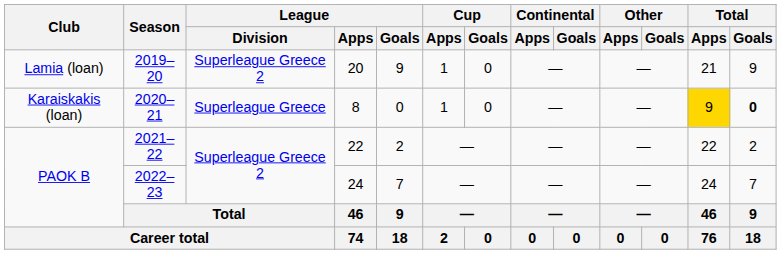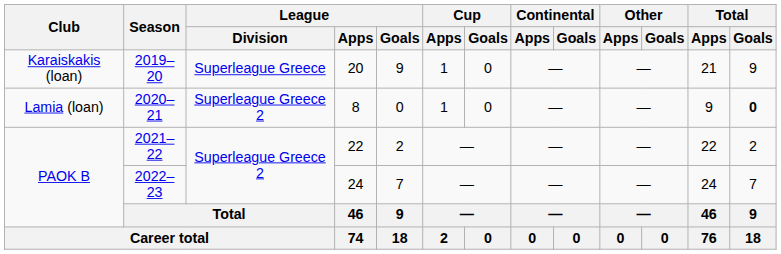(64, 68) Lamia (loan) -> (64, 68) Karaiskakis (loan)
(260, 68) Superleague Greece 2 -> (260, 68) Superleague Greece
(64, 107) Karaiskakis (loan) -> (64, 107) Lamia (loan)
(260, 107) Superleague Greece -> (260, 107) Superleague Greece 2
(709, 107) gold background -> (709, 107) no background
